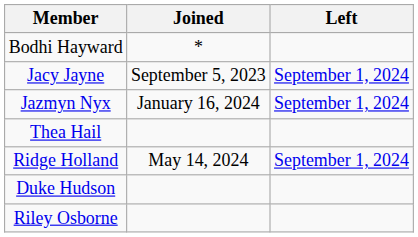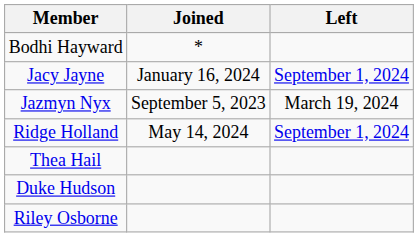(198, 75) September 5, 2023 -> (198, 75) January 16, 2024
(198, 103) January 16, 2024 -> (198, 103) September 5, 2023
(341, 103) September 1, 2024 -> (341, 103) March 19, 2024
rows swapped: (66, 160) <-> (66, 132)
